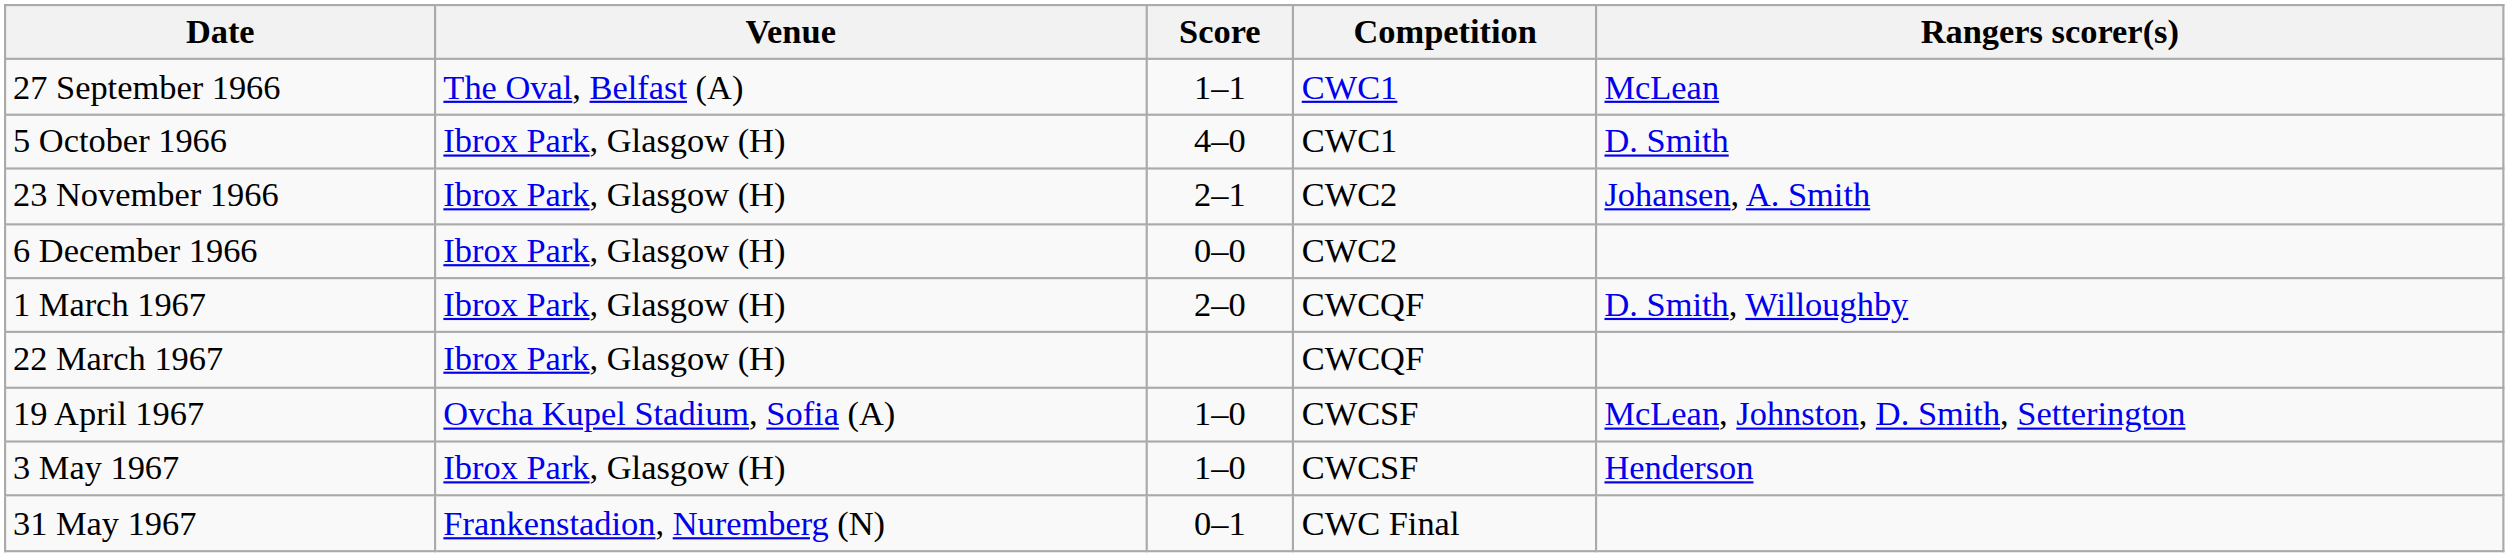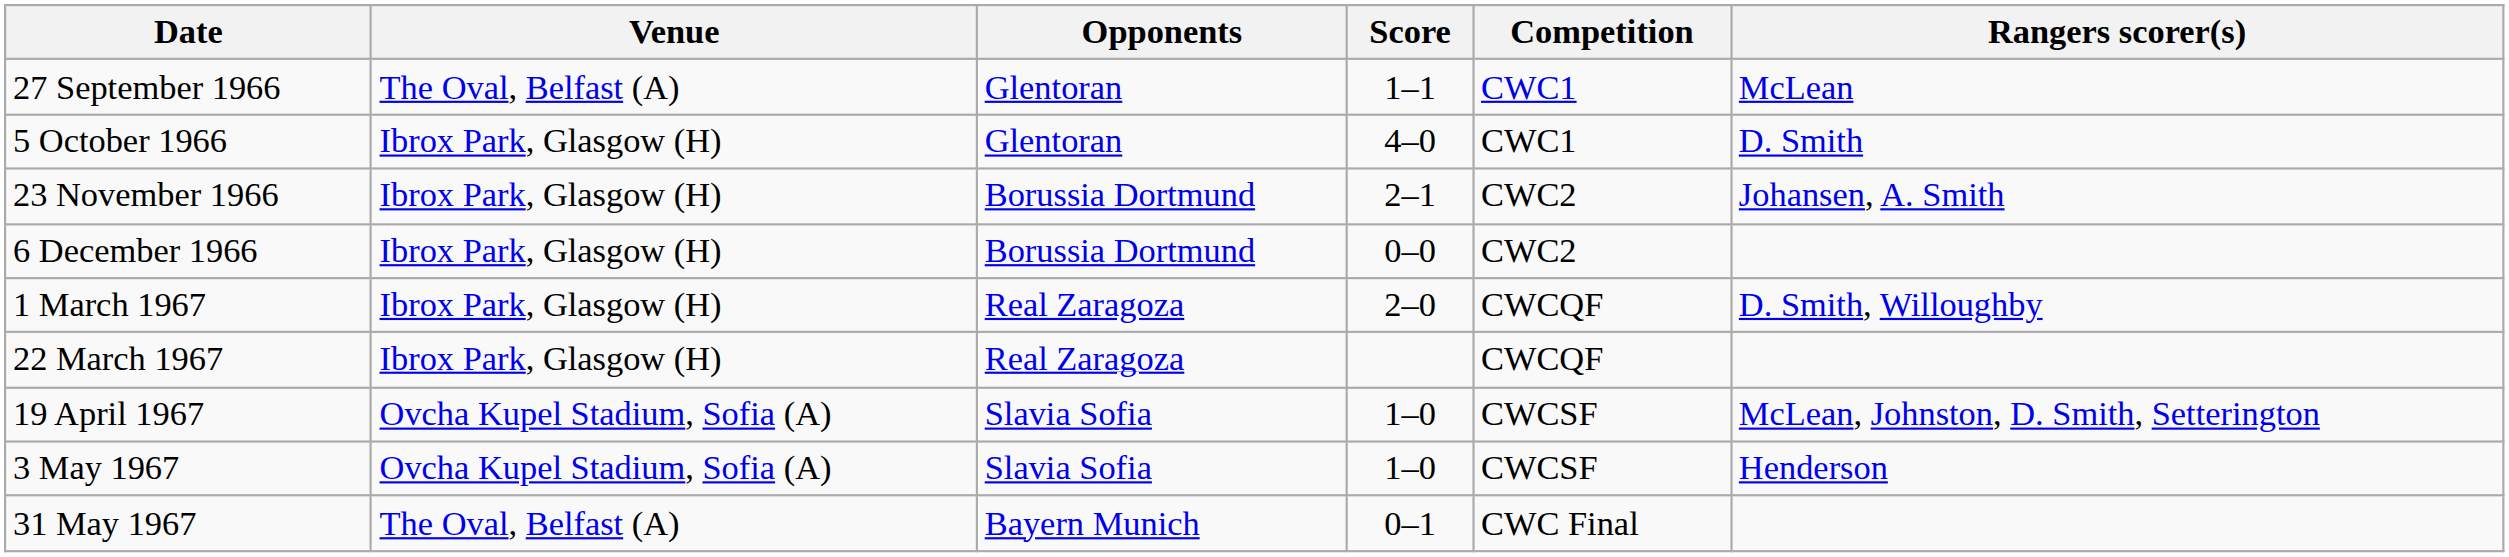+ column: (1162, 31)
(614, 468) Ibrox Park, Glasgow (H) -> (606, 468) Ovcha Kupel Stadium, Sofia (A)
(664, 522) Frankenstadion, Nuremberg (N) -> (530, 522) The Oval, Belfast (A)
